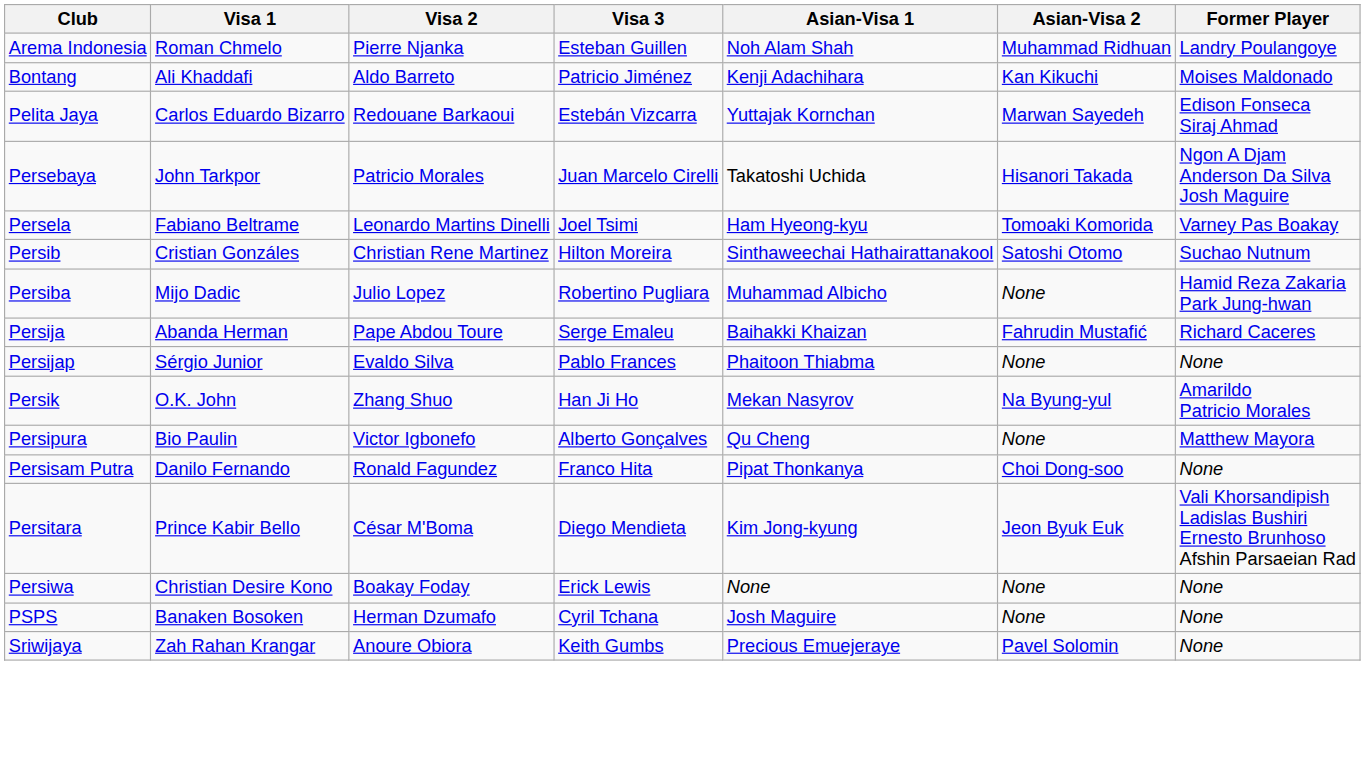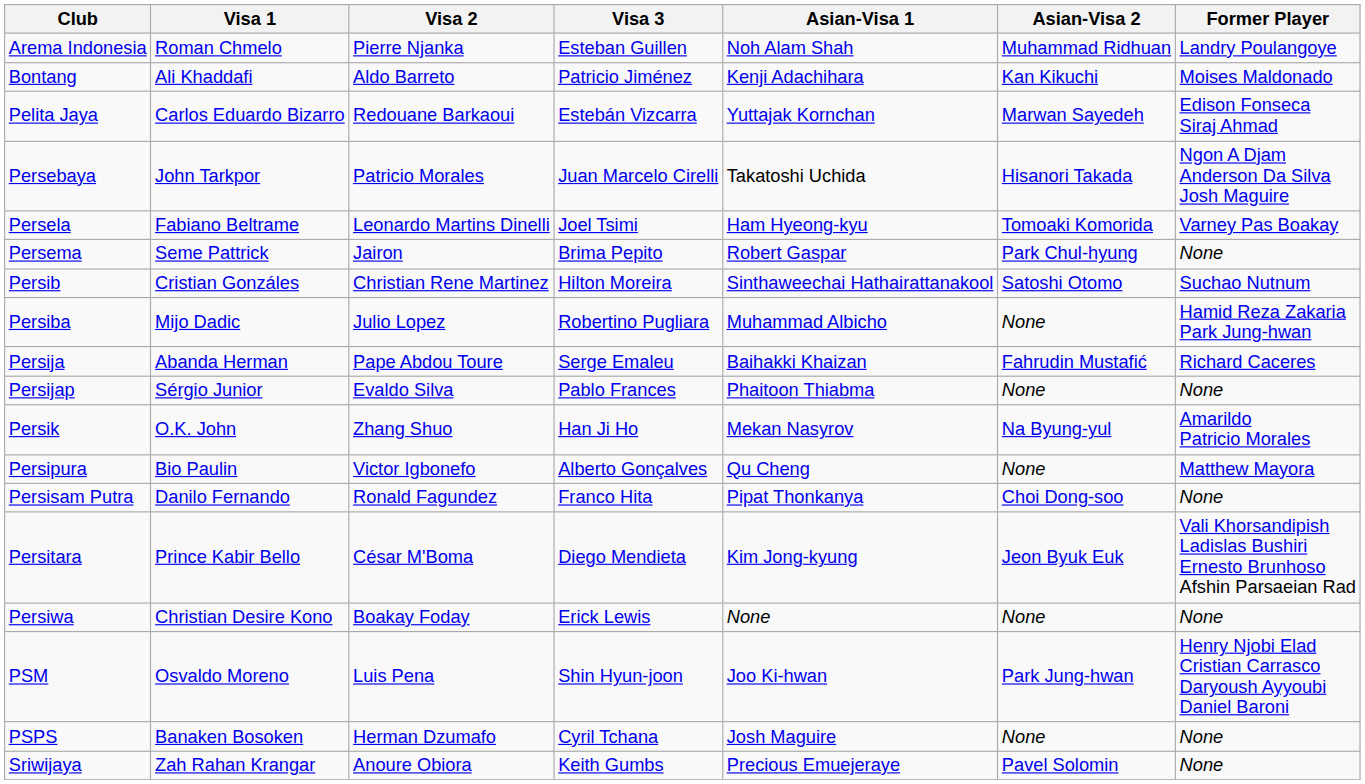+ row: (45, 254)
+ row: (29, 676)
